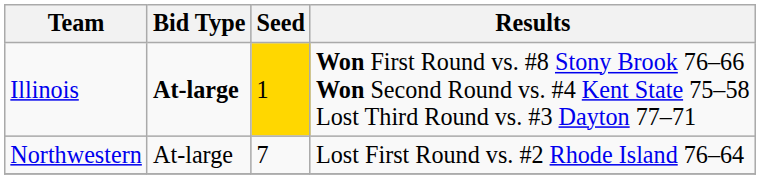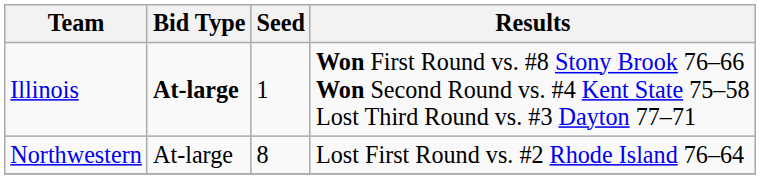(263, 89) gold background -> (263, 89) no background
(263, 154) 7 -> (263, 154) 8
